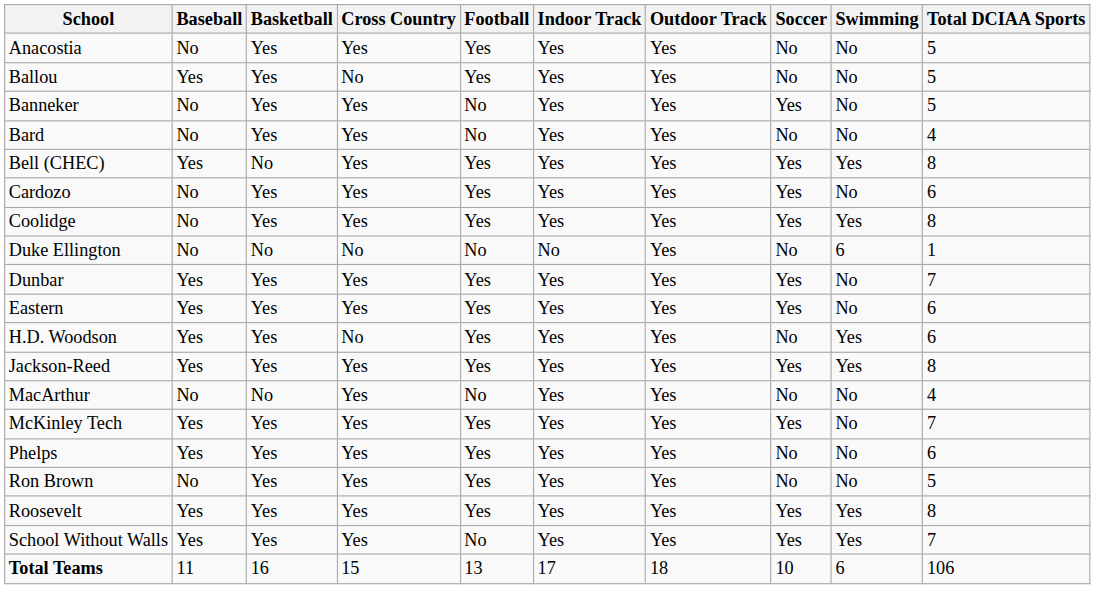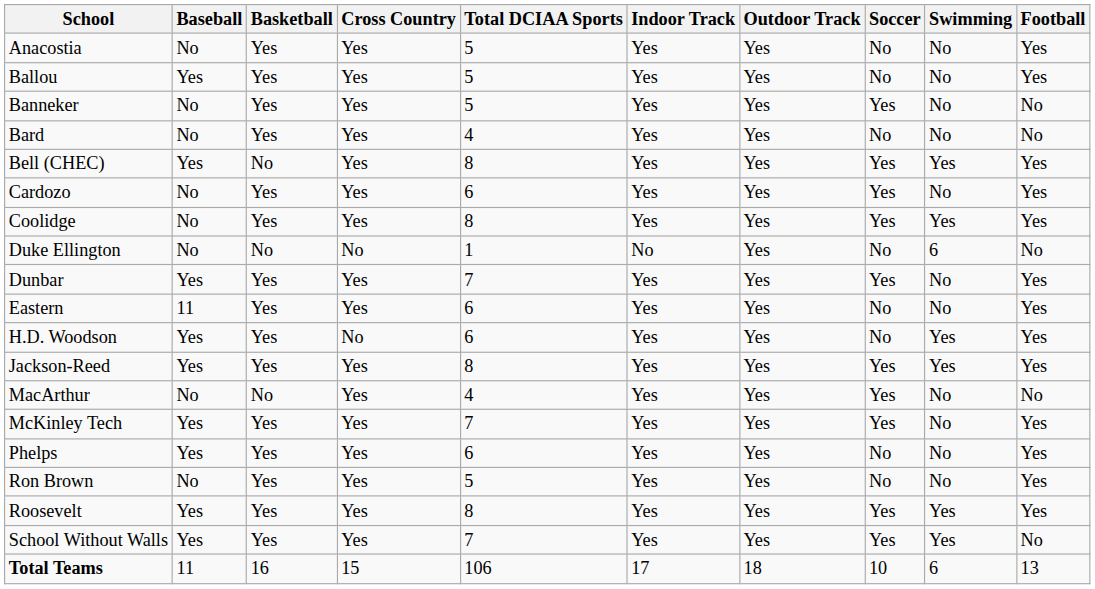columns swapped: (497, 18) <-> (1006, 18)
(352, 76) No -> (355, 76) Yes
(190, 308) Yes -> (185, 308) 11
(789, 308) Yes -> (880, 308) No
(787, 395) No -> (882, 395) Yes
